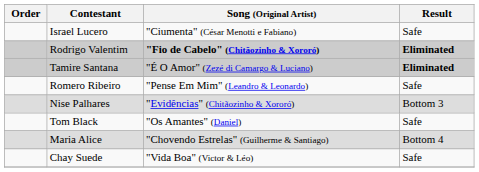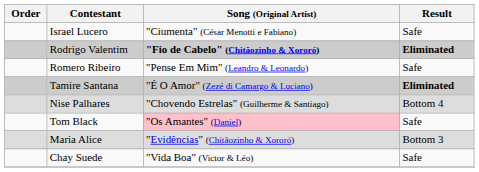rows swapped: (84, 68) <-> (85, 86)
(220, 104) "Evidências" (Chitãozinho & Xororó) -> (237, 104) "Chovendo Estrelas" (Guilherme & Santiago)
(423, 104) Bottom 3 -> (423, 104) Bottom 4
(194, 122) no background -> (194, 122) pink background
(237, 140) "Chovendo Estrelas" (Guilherme & Santiago) -> (220, 140) "Evidências" (Chitãozinho & Xororó)
(423, 140) Bottom 4 -> (423, 140) Bottom 3
